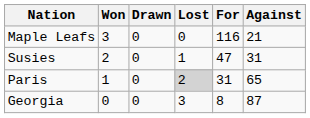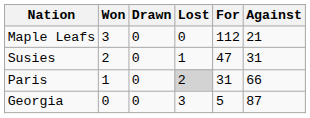(228, 37) 116 -> (228, 37) 112
(254, 80) 65 -> (254, 80) 66
(220, 102) 8 -> (220, 102) 5
